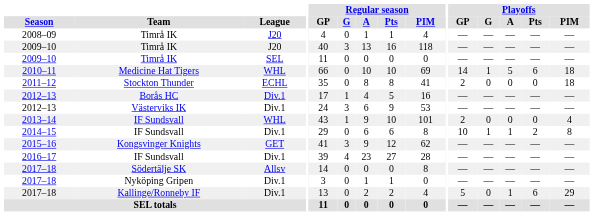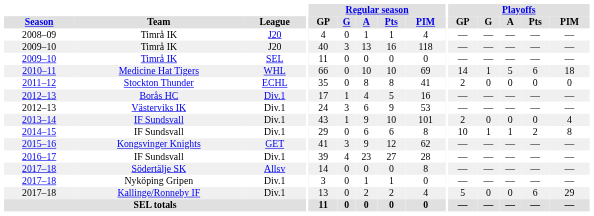(569, 83) 18 -> (569, 83) 0
(275, 120) WHL -> (275, 120) Div.1
(510, 193) 1 -> (510, 193) 0
